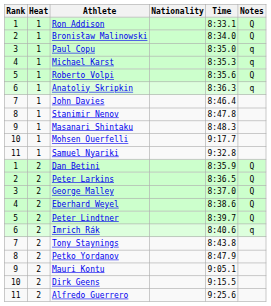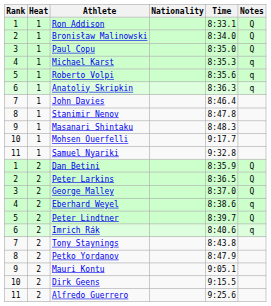(252, 50) q -> (252, 50) Q
(252, 75) Q -> (252, 75) q
(252, 205) Q -> (252, 205) q
